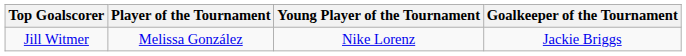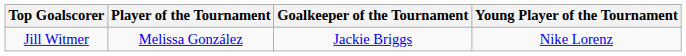columns swapped: (582, 16) <-> (379, 16)
